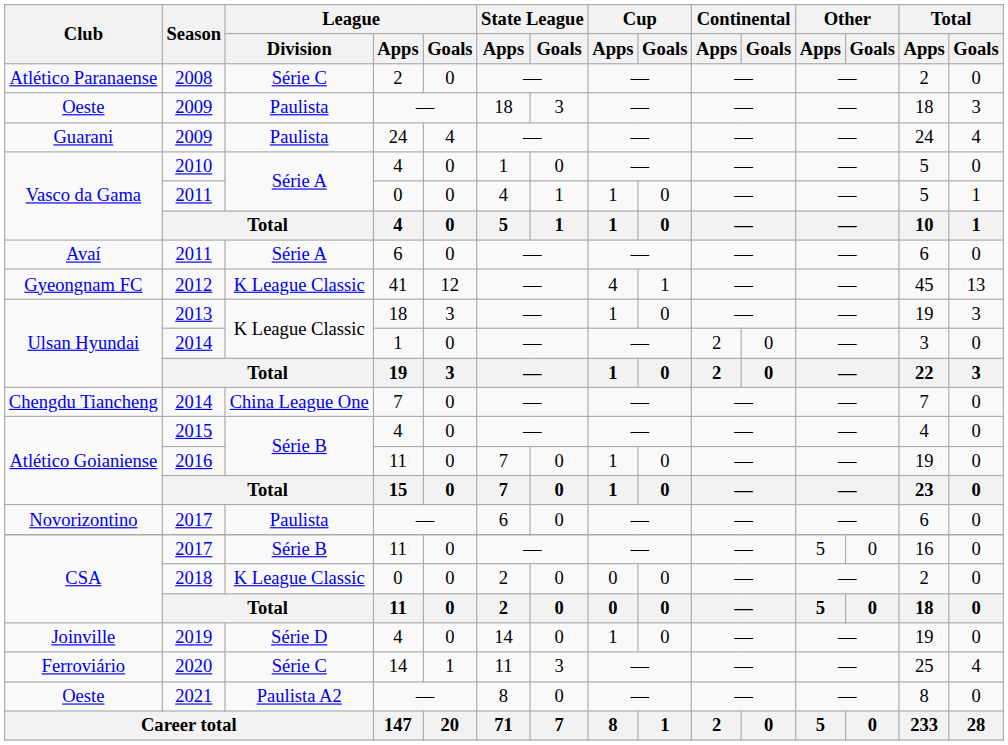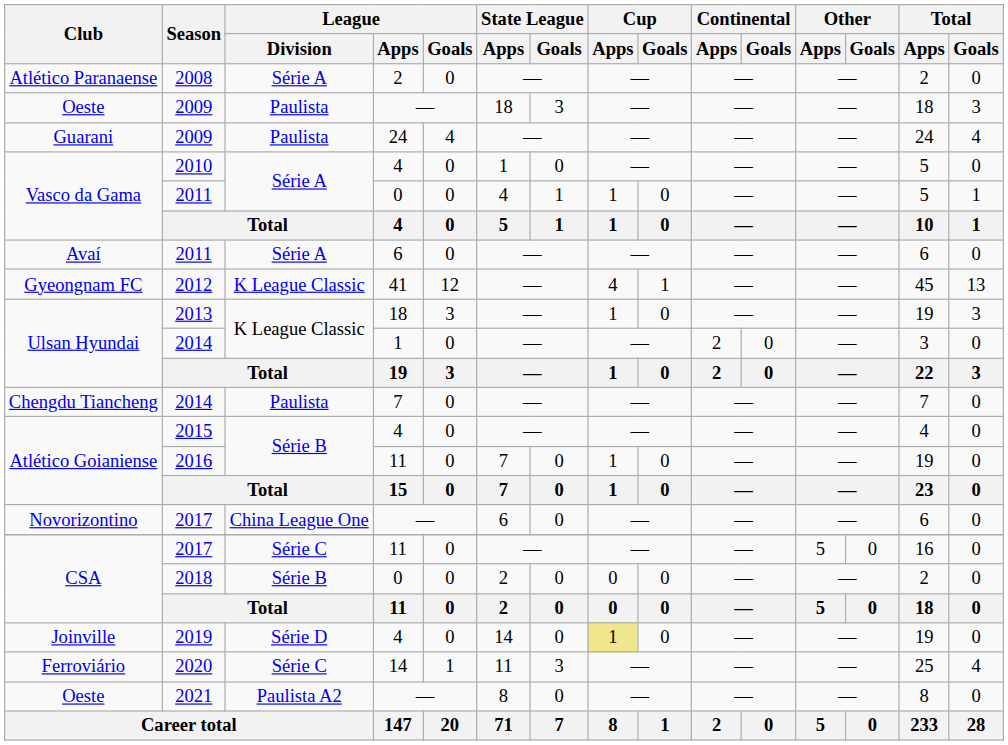(299, 78) Série C -> (299, 78) Série A
(299, 401) China League One -> (299, 401) Paulista
(299, 519) Paulista -> (299, 519) China League One
(299, 549) Série B -> (299, 549) Série C
(299, 578) K League Classic -> (299, 578) Série B
(613, 637) no background -> (613, 637) khaki background
